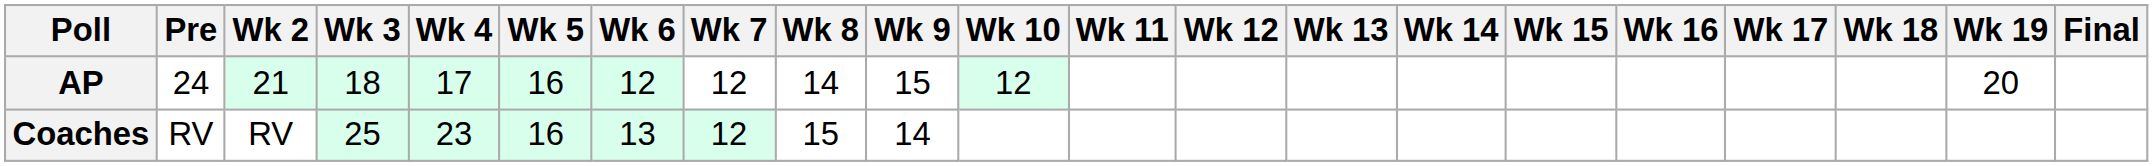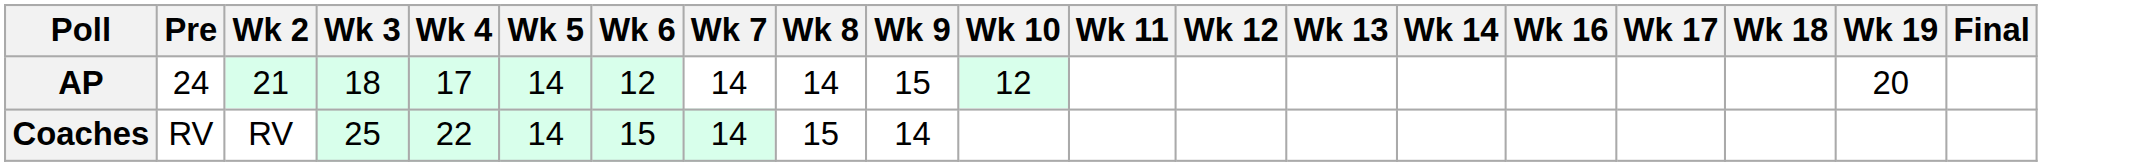- column: (1561, 30)
(546, 82) 16 -> (546, 82) 14
(729, 82) 12 -> (729, 82) 14
(454, 134) 23 -> (454, 134) 22
(546, 134) 16 -> (546, 134) 14
(637, 134) 13 -> (637, 134) 15
(729, 134) 12 -> (729, 134) 14
